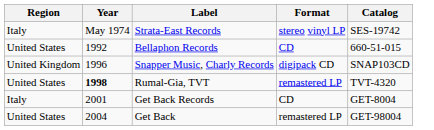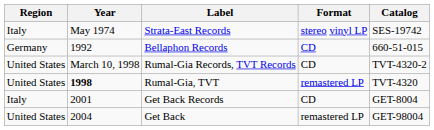(36, 47) United States -> (27, 47) Germany
- row: (204, 64)
+ row: (220, 64)
